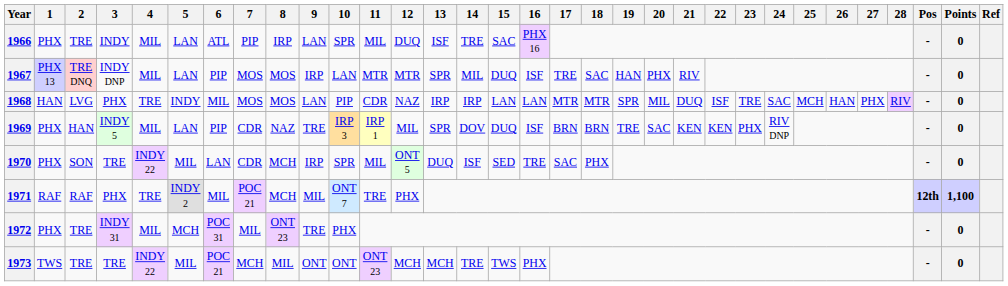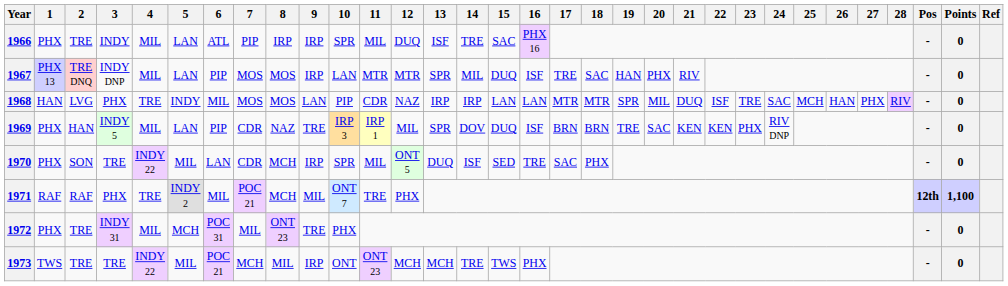(314, 41) LAN -> (314, 41) IRP
(314, 264) ONT -> (314, 264) IRP
